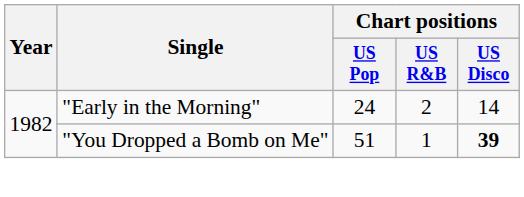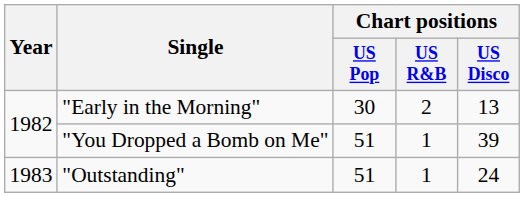(364, 106) 24 -> (364, 106) 30
(489, 106) 14 -> (489, 106) 13
(489, 140) bold -> (489, 140) normal
+ row: (124, 174)
